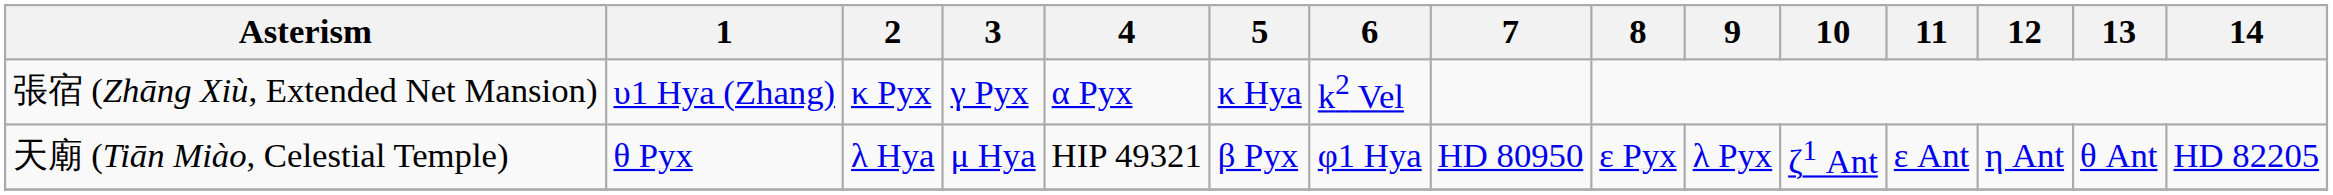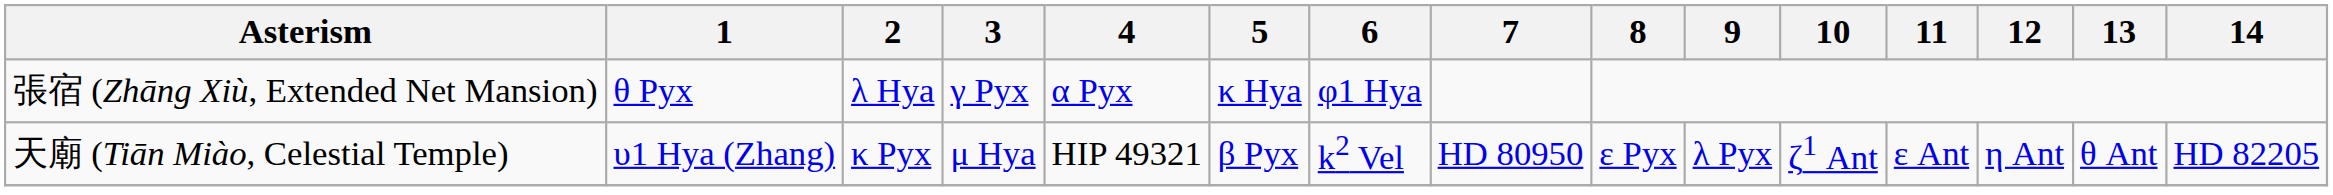(724, 91) υ1 Hya (Zhang) -> (653, 90) θ Pyx
(891, 91) κ Pyx -> (893, 90) λ Hya
(1361, 91) k2 Vel -> (1370, 90) φ1 Hya
(653, 156) θ Pyx -> (724, 153) υ1 Hya (Zhang)
(893, 156) λ Hya -> (891, 153) κ Pyx
(1370, 156) φ1 Hya -> (1361, 153) k2 Vel
